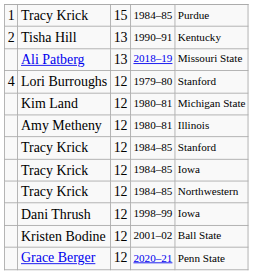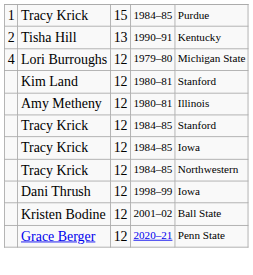- row: (11, 60)
(197, 81) Stanford -> (212, 59) Michigan State
(212, 103) Michigan State -> (197, 81) Stanford
